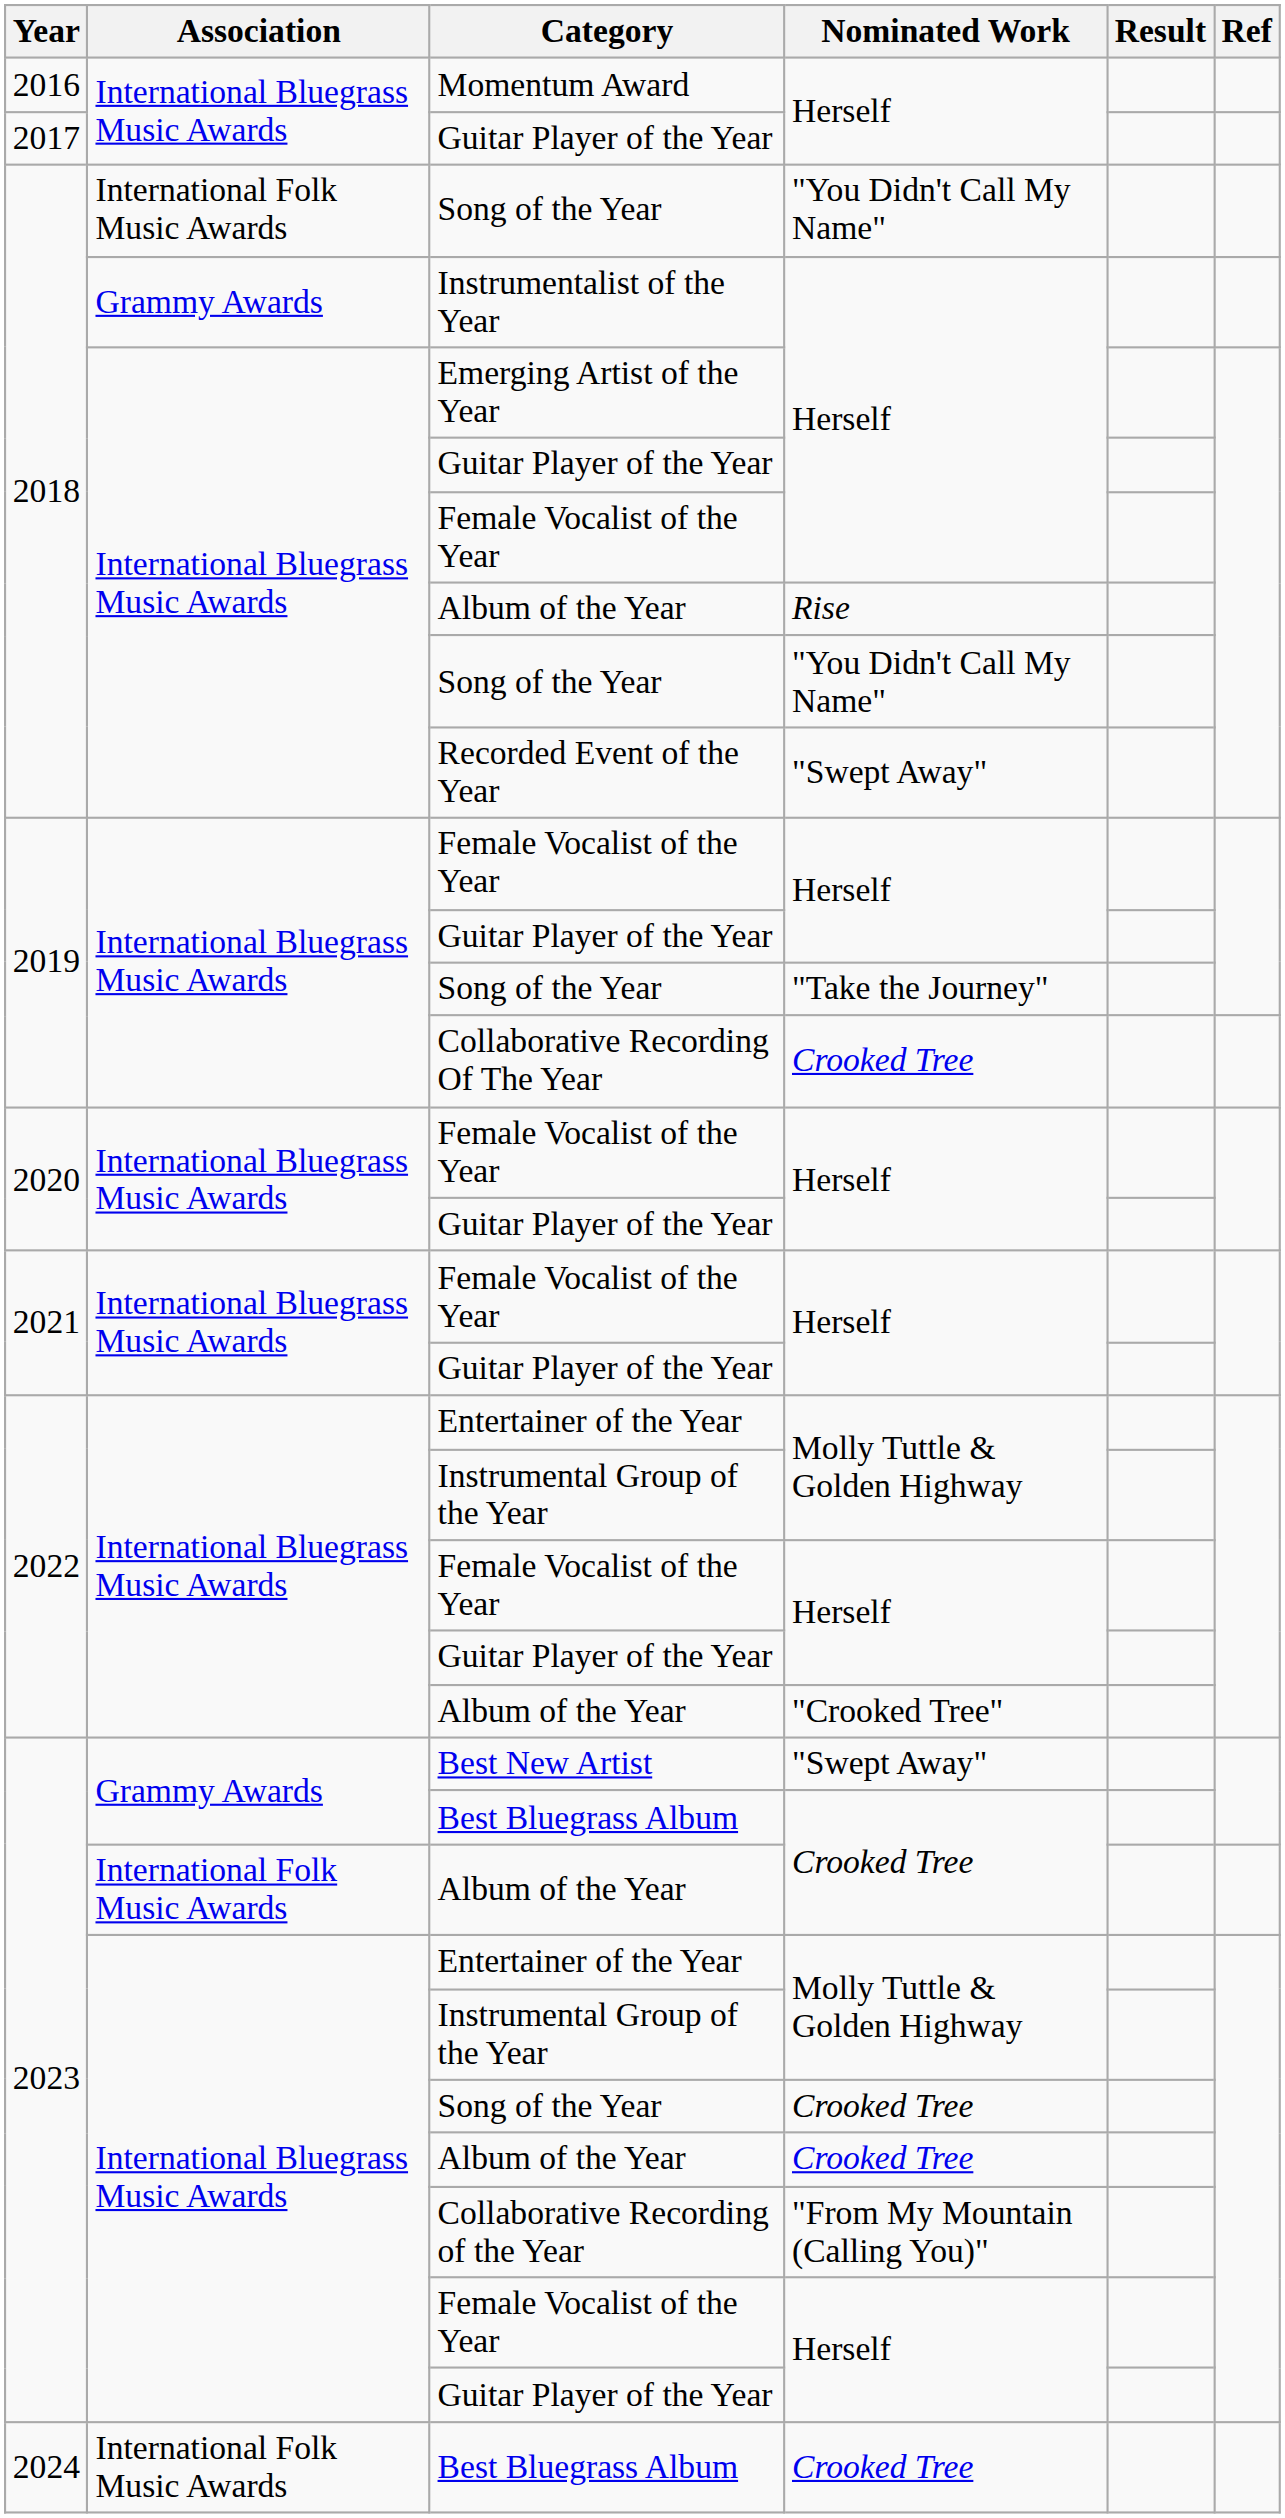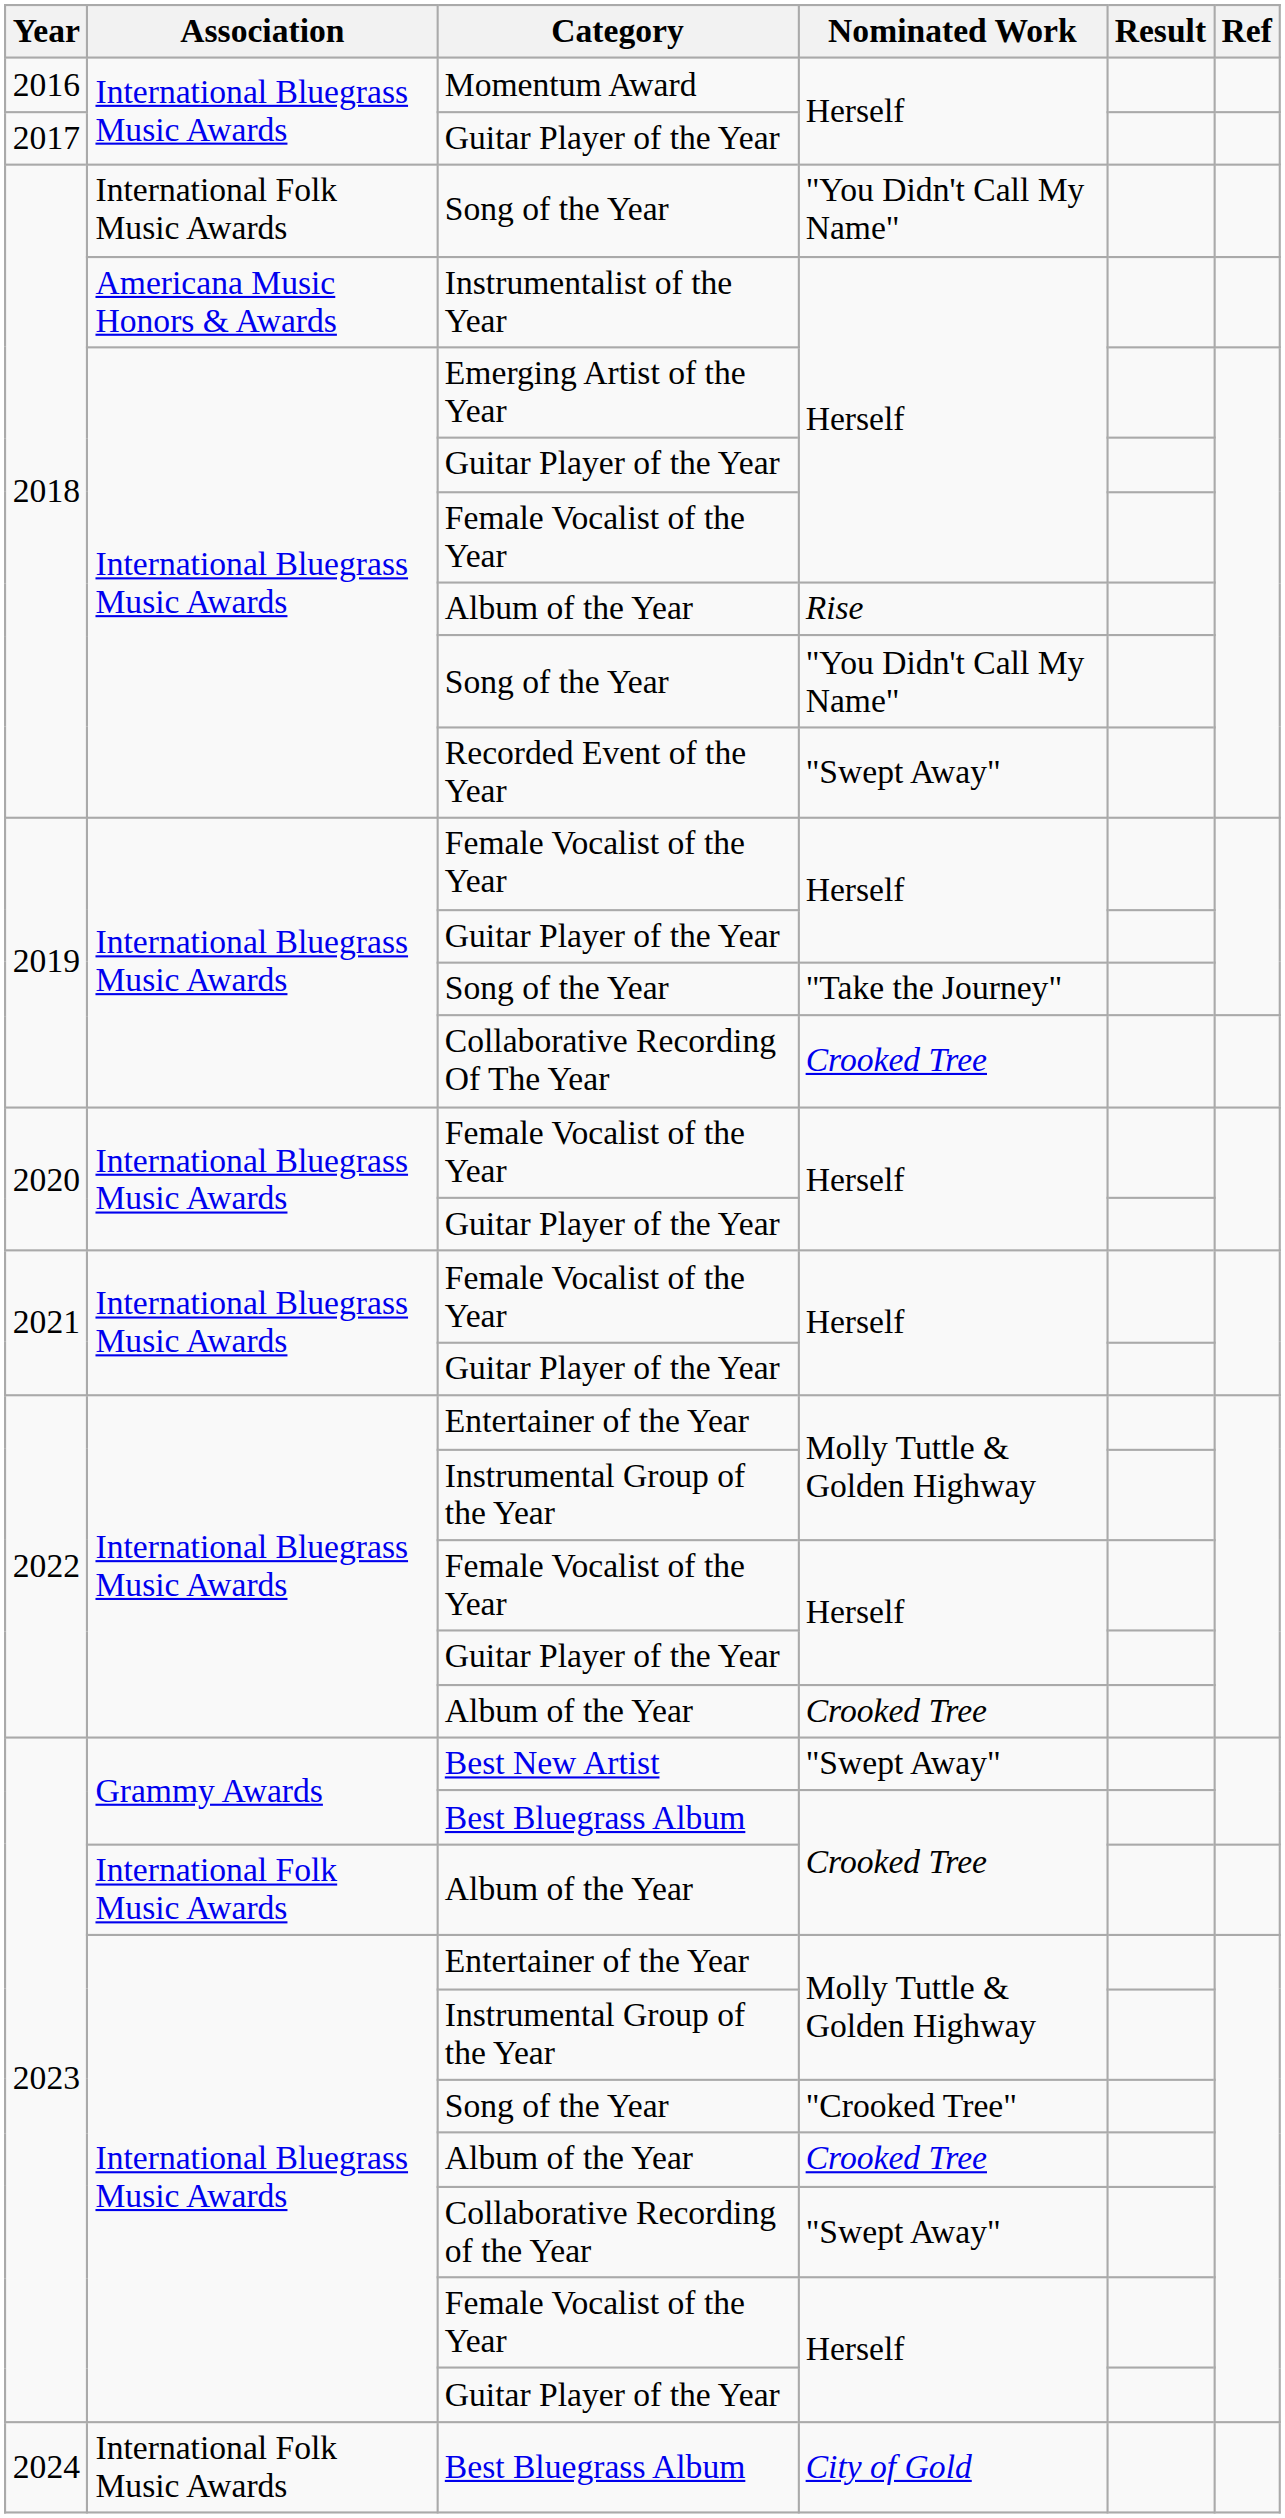(209, 300) Grammy Awards -> (216, 300) Americana Music Honors & Awards
(898, 1710) "Crooked Tree" -> (896, 1710) Crooked Tree
(883, 2105) Crooked Tree -> (911, 2105) "Crooked Tree"
(932, 2231) "From My Mountain (Calling You)" -> (903, 2231) "Swept Away"
(883, 2466) Crooked Tree -> (889, 2466) City of Gold
